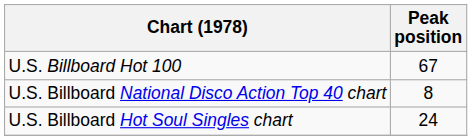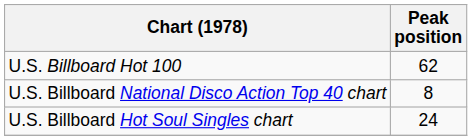(428, 65) 67 -> (428, 65) 62
